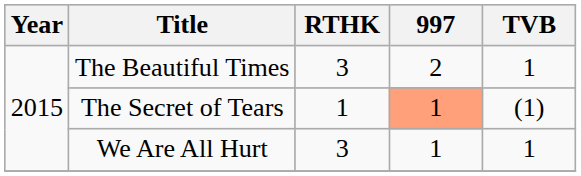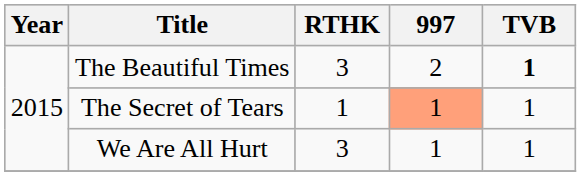(529, 66) normal -> (529, 66) bold
(529, 107) (1) -> (529, 107) 1
